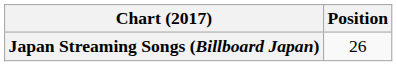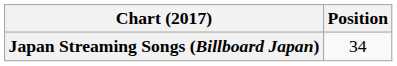(358, 46) 26 -> (358, 46) 34
